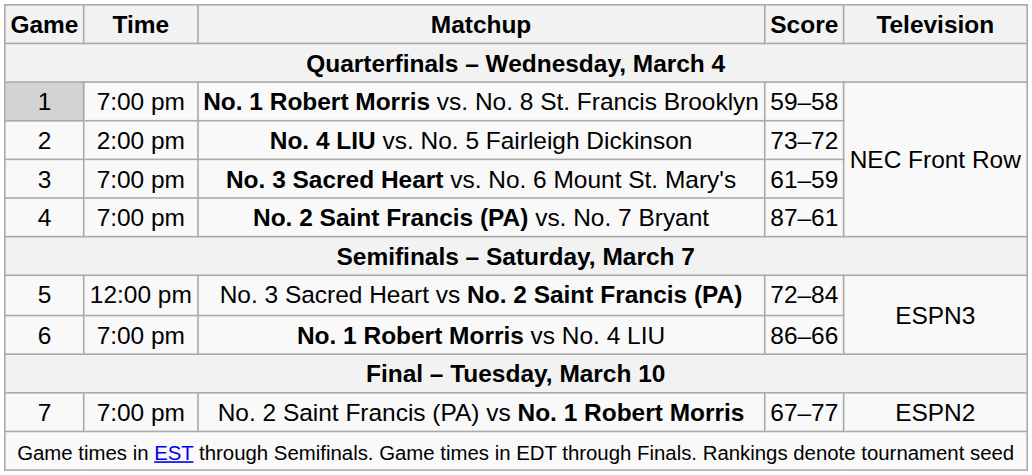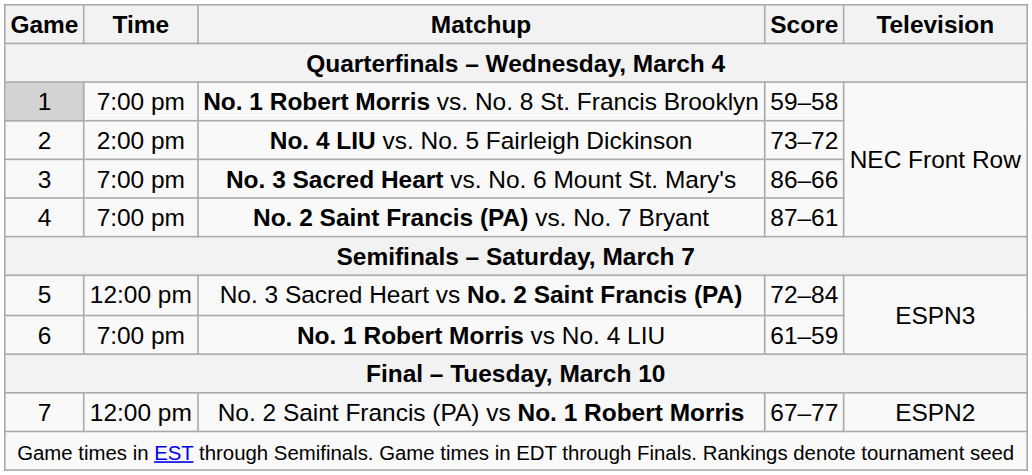(804, 179) 61–59 -> (804, 179) 86–66
(804, 334) 86–66 -> (804, 334) 61–59
(141, 412) 7:00 pm -> (141, 412) 12:00 pm
